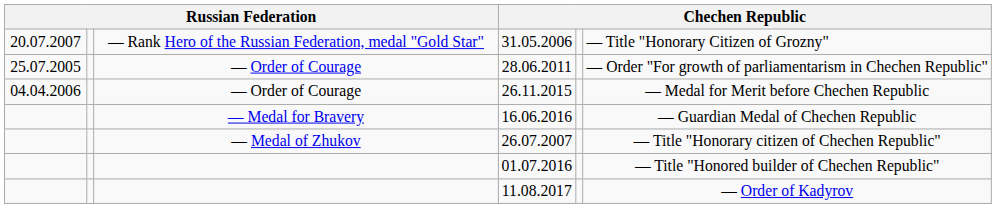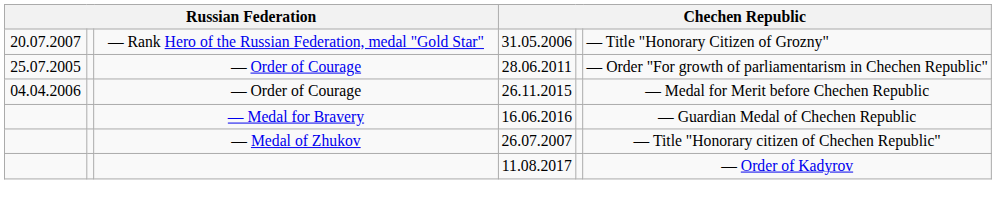- row: (537, 166)
